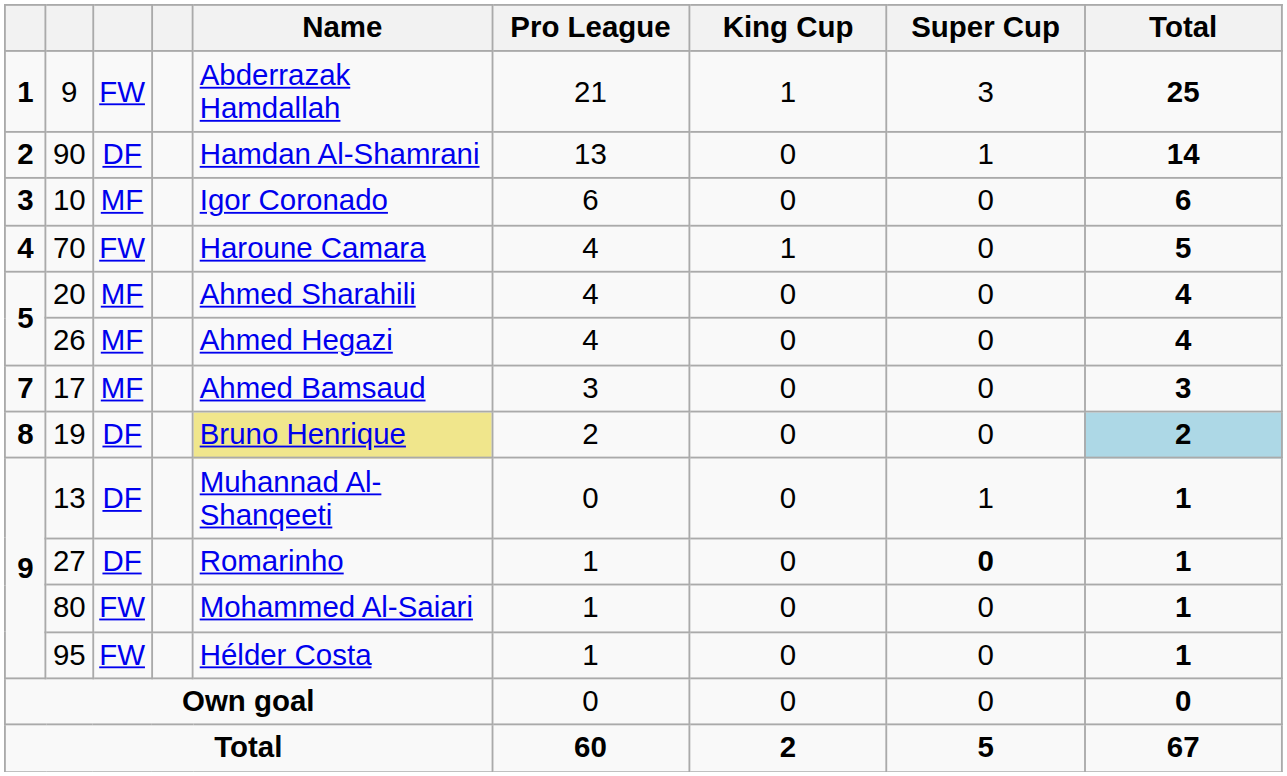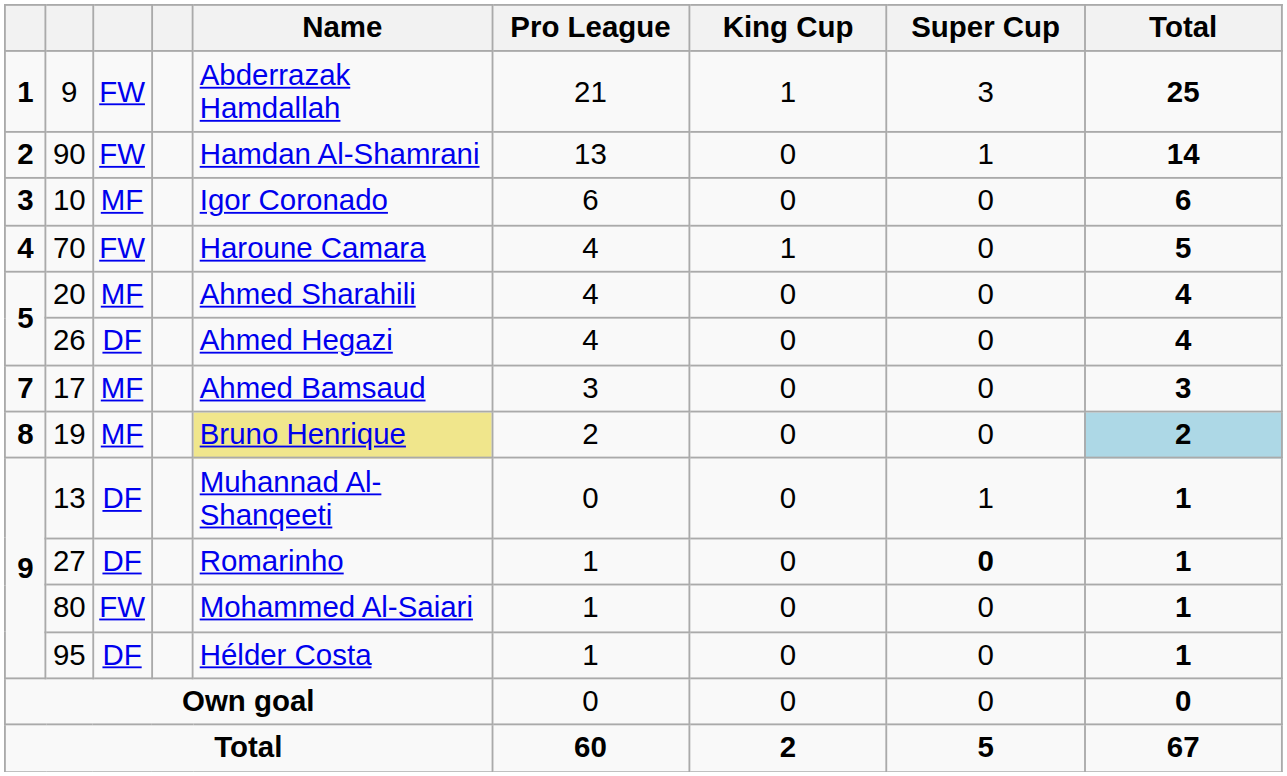(122, 154) DF -> (122, 154) FW
(122, 341) MF -> (122, 341) DF
(122, 434) DF -> (122, 434) MF
(122, 654) FW -> (122, 654) DF
